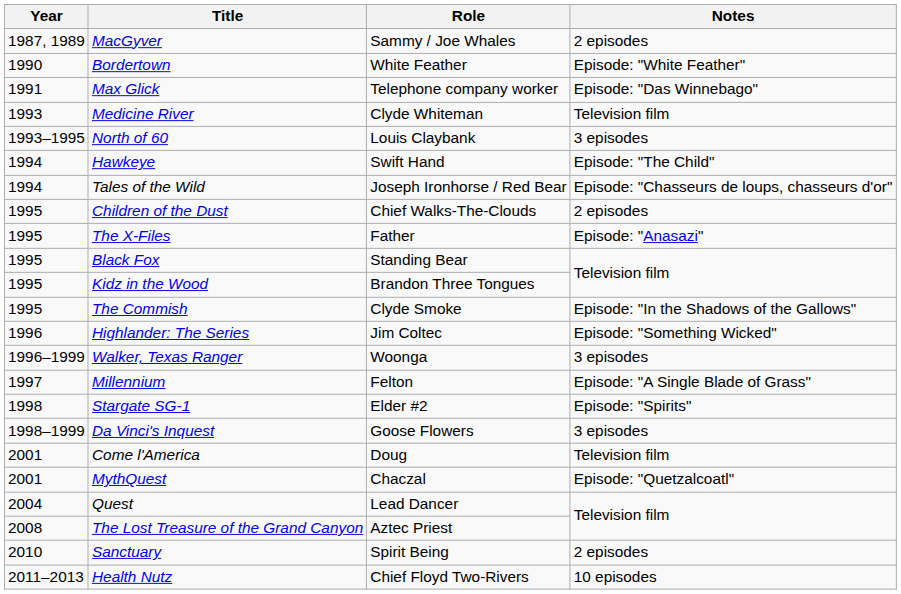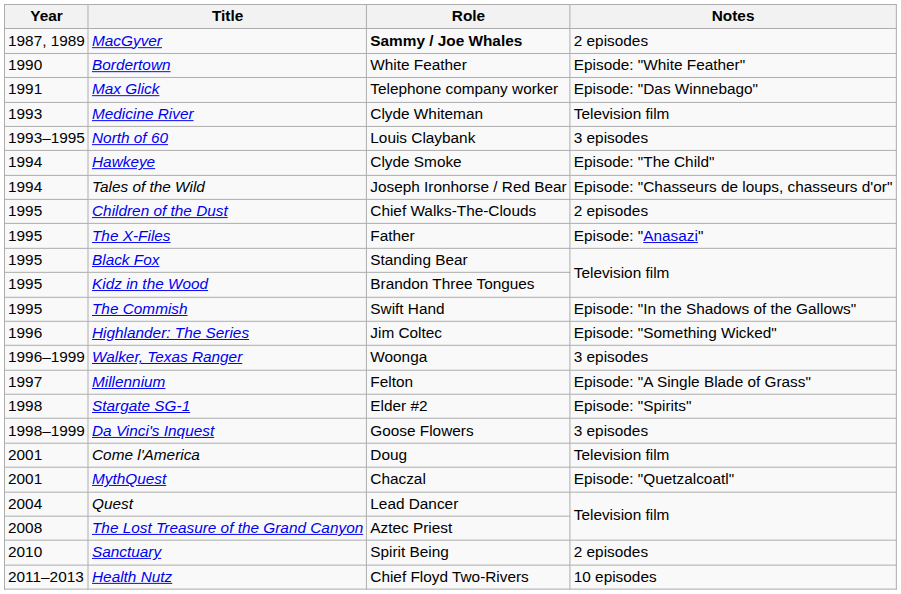(443, 41) normal -> (446, 41) bold
(407, 162) Swift Hand -> (416, 162) Clyde Smoke
(416, 308) Clyde Smoke -> (407, 308) Swift Hand
